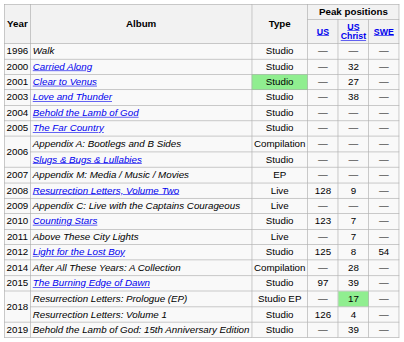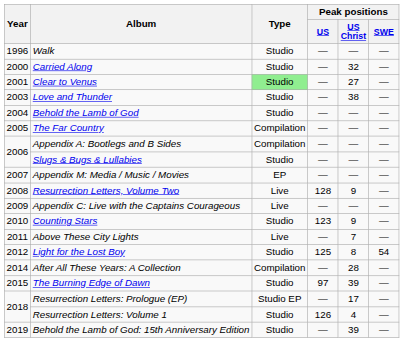(280, 128) Studio -> (280, 128) Compilation
(353, 221) 7 -> (353, 221) 9
(353, 299) lightgreen background -> (353, 299) no background
